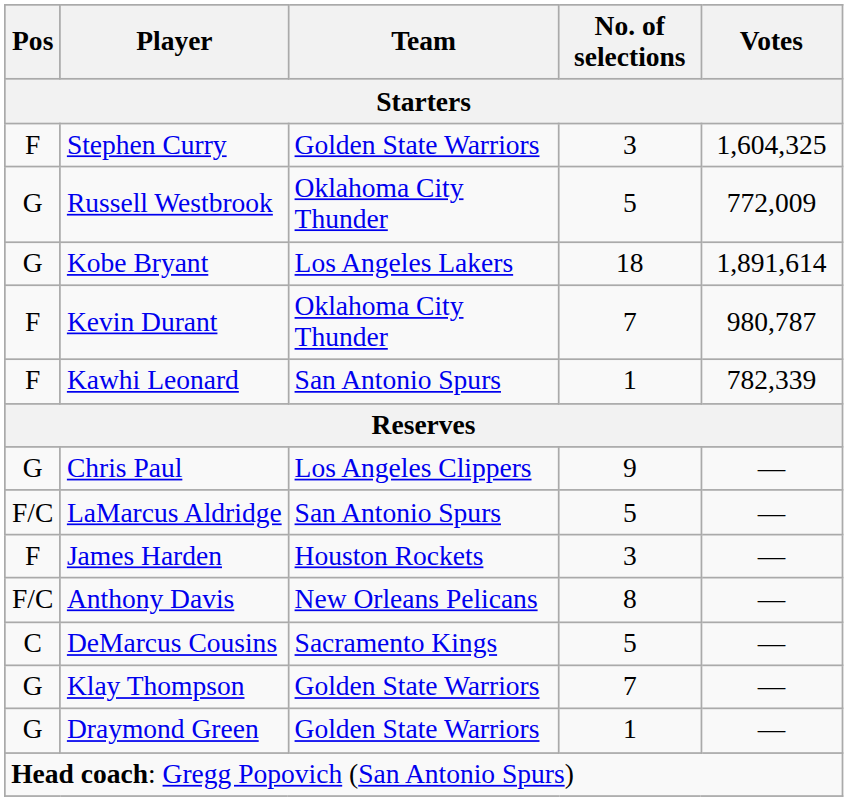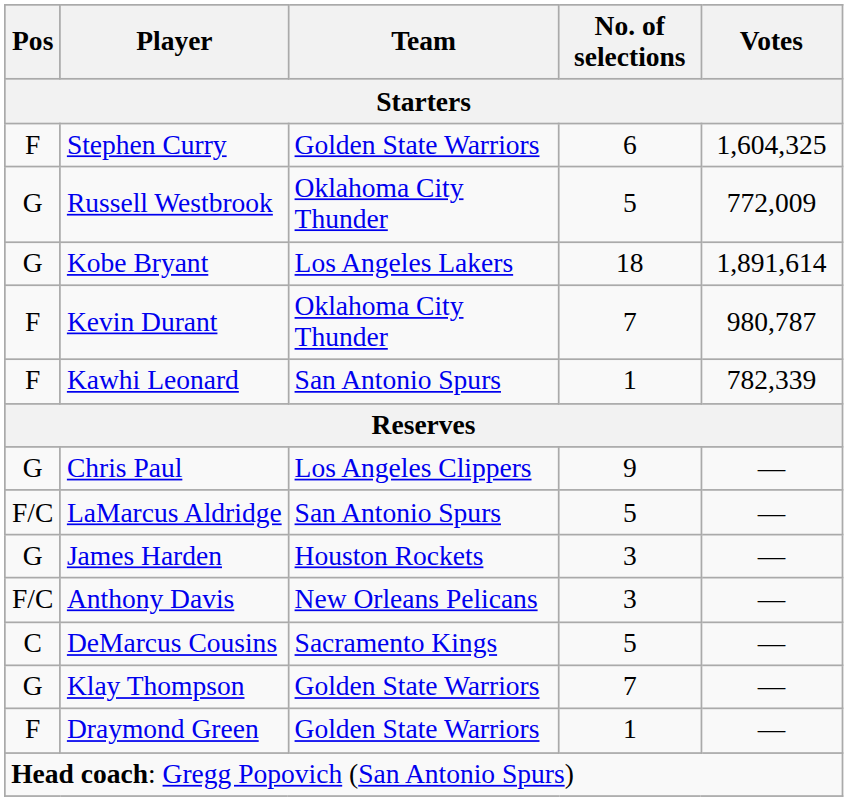(630, 144) 3 -> (630, 144) 6
(33, 555) F -> (33, 555) G
(630, 599) 8 -> (630, 599) 3
(33, 730) G -> (33, 730) F
